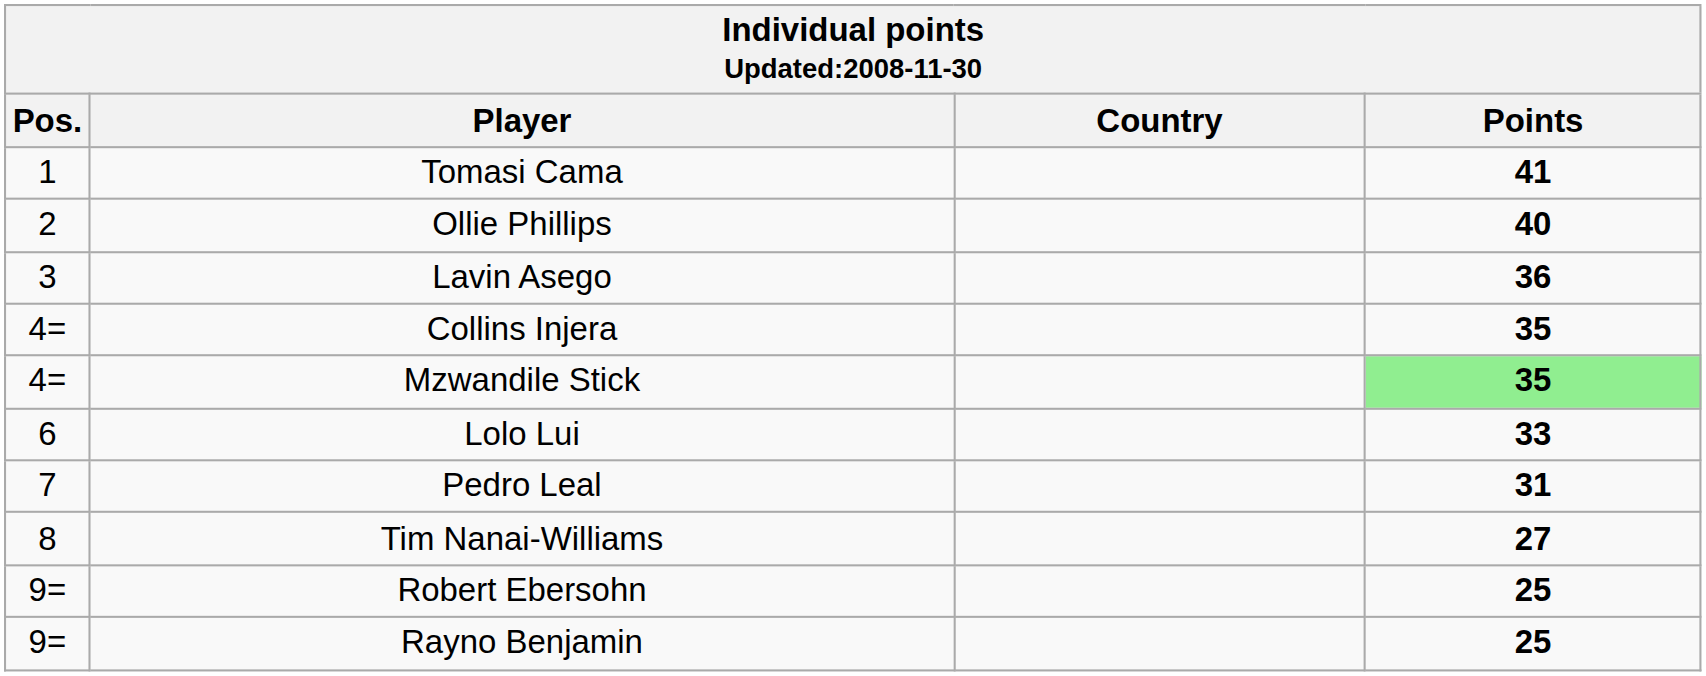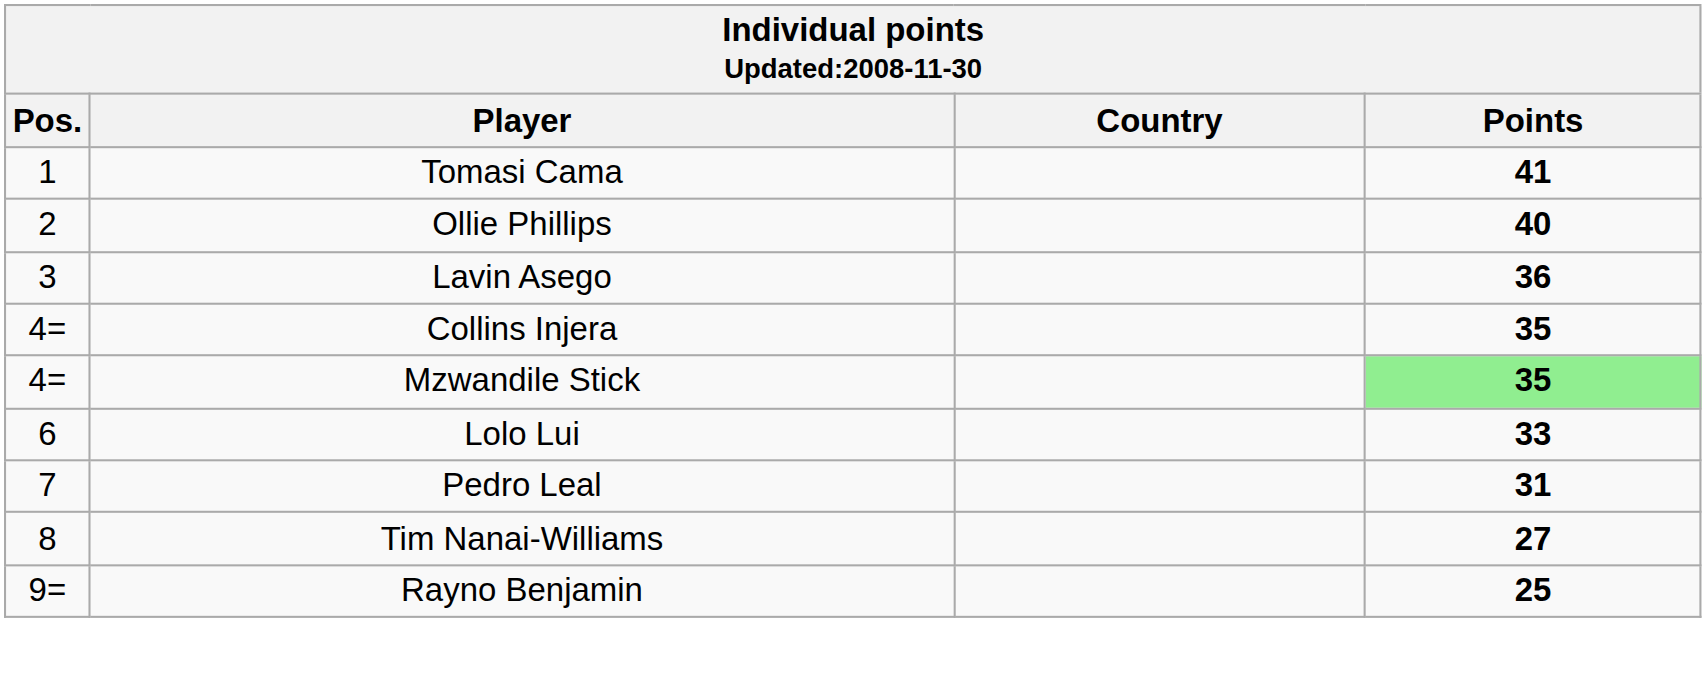- row: (522, 590)
